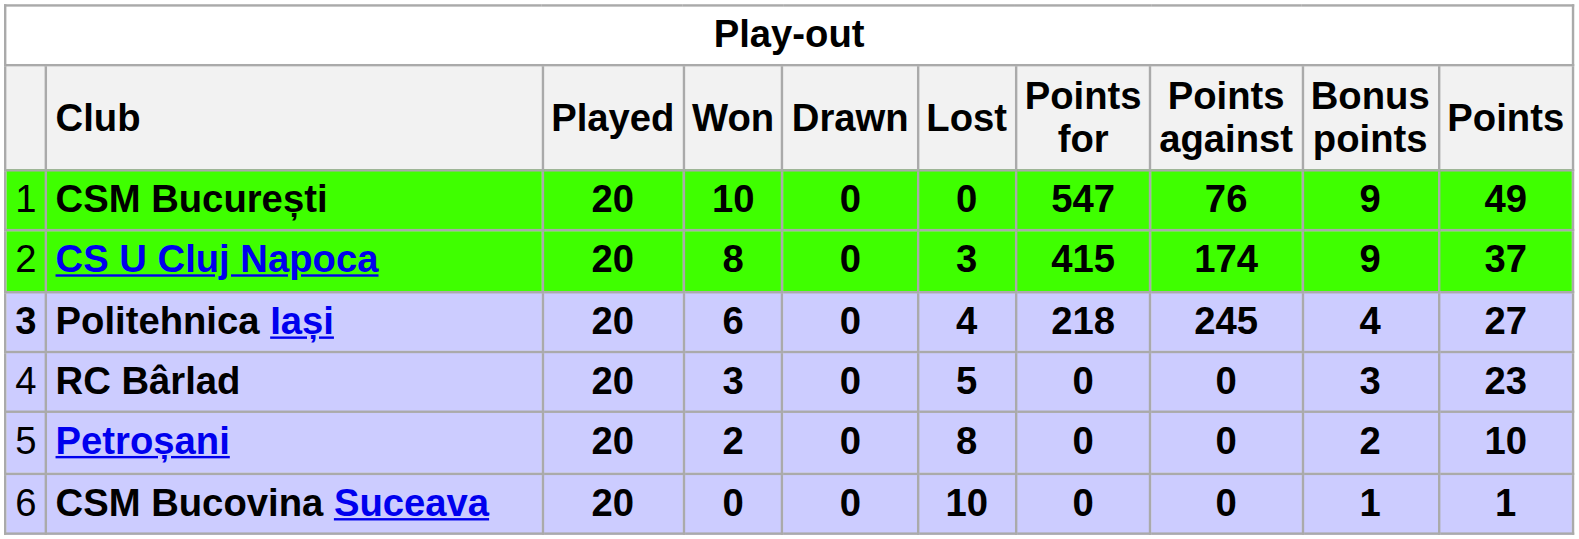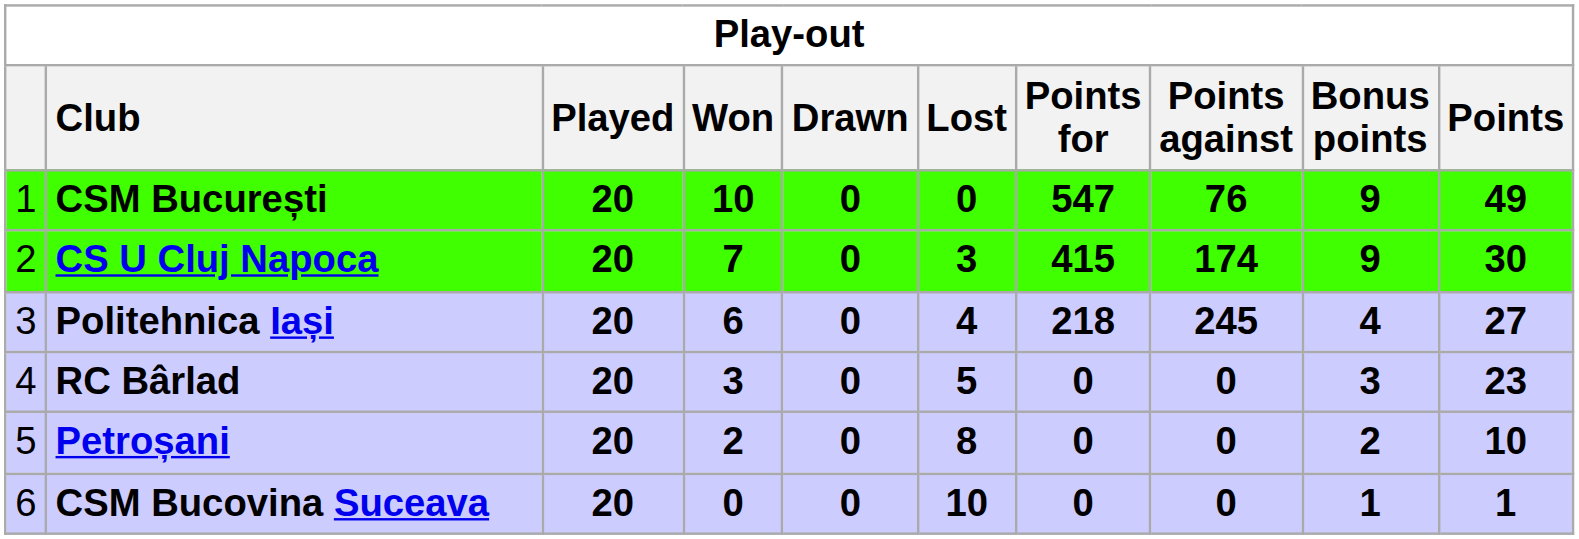(733, 260) 8 -> (733, 260) 7
(1506, 260) 37 -> (1506, 260) 30
(26, 320) bold -> (26, 320) normal
